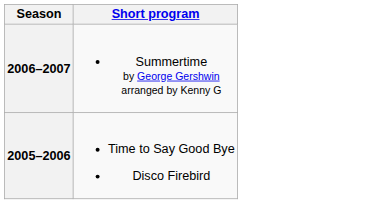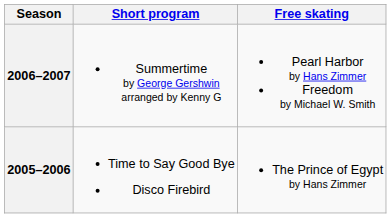+ column: (312, 14)
